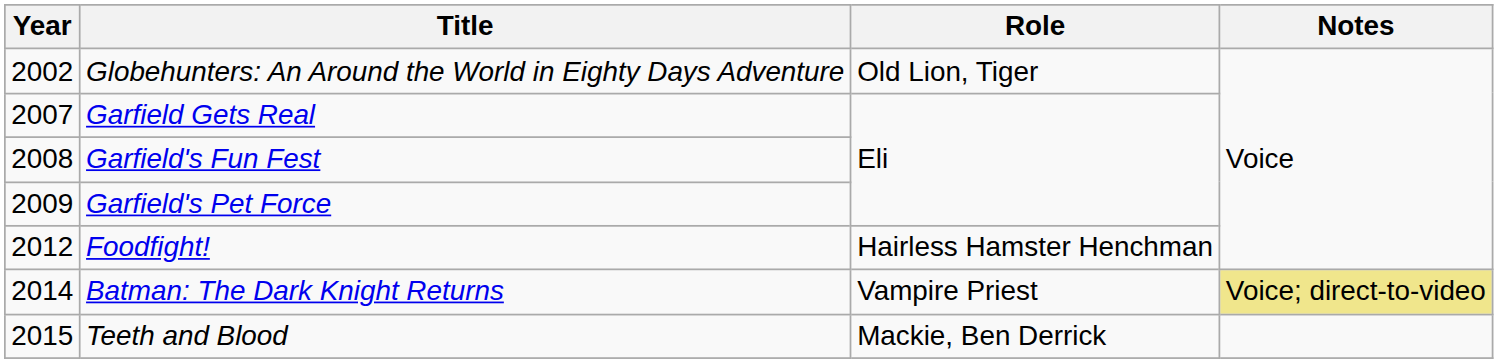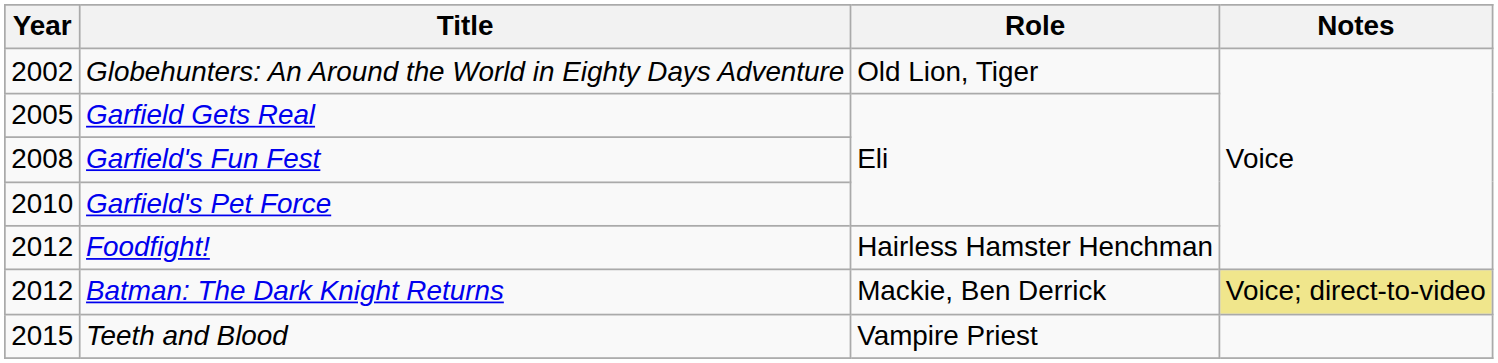(42, 114) 2007 -> (42, 114) 2005
(42, 203) 2009 -> (42, 203) 2010
(42, 291) 2014 -> (42, 291) 2012
(947, 291) Vampire Priest -> (982, 291) Mackie, Ben Derrick
(982, 335) Mackie, Ben Derrick -> (947, 335) Vampire Priest
